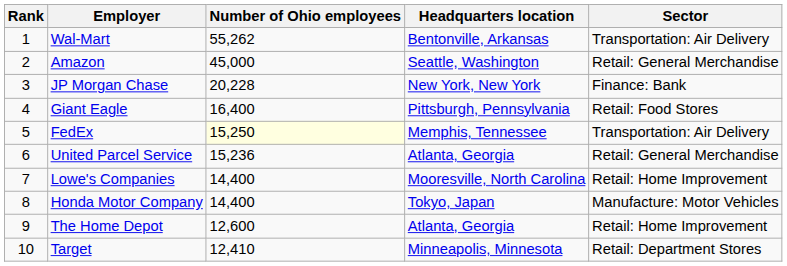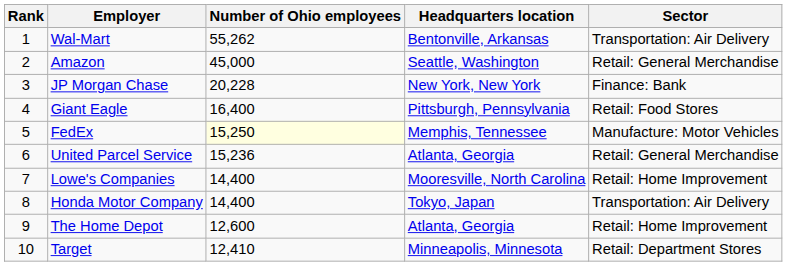(681, 132) Transportation: Air Delivery -> (685, 132) Manufacture: Motor Vehicles
(685, 202) Manufacture: Motor Vehicles -> (681, 202) Transportation: Air Delivery
